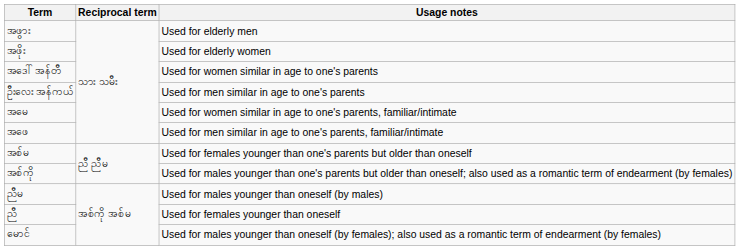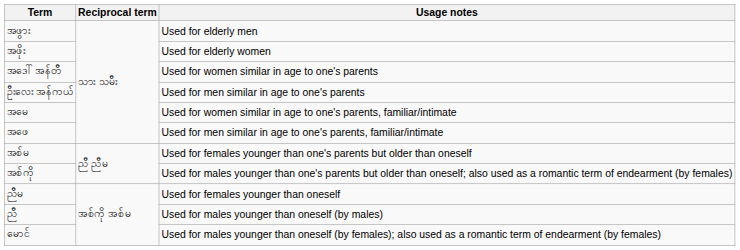(272, 194) Used for males younger than oneself (by males) -> (251, 194) Used for females younger than oneself
(251, 214) Used for females younger than oneself -> (272, 214) Used for males younger than oneself (by males)
